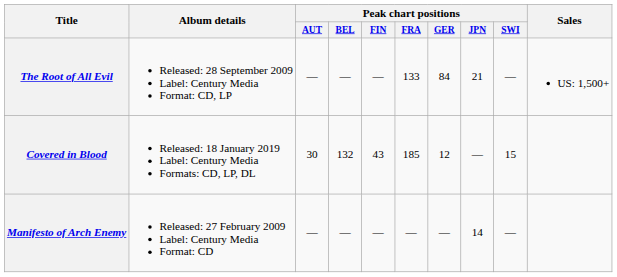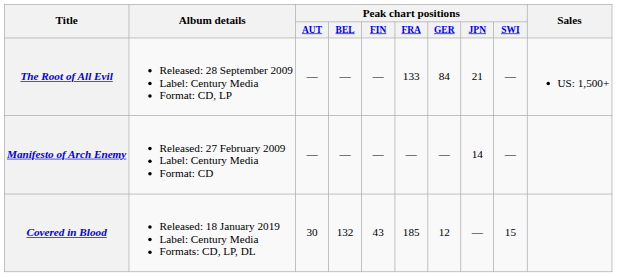rows swapped: (67, 232) <-> (67, 154)
